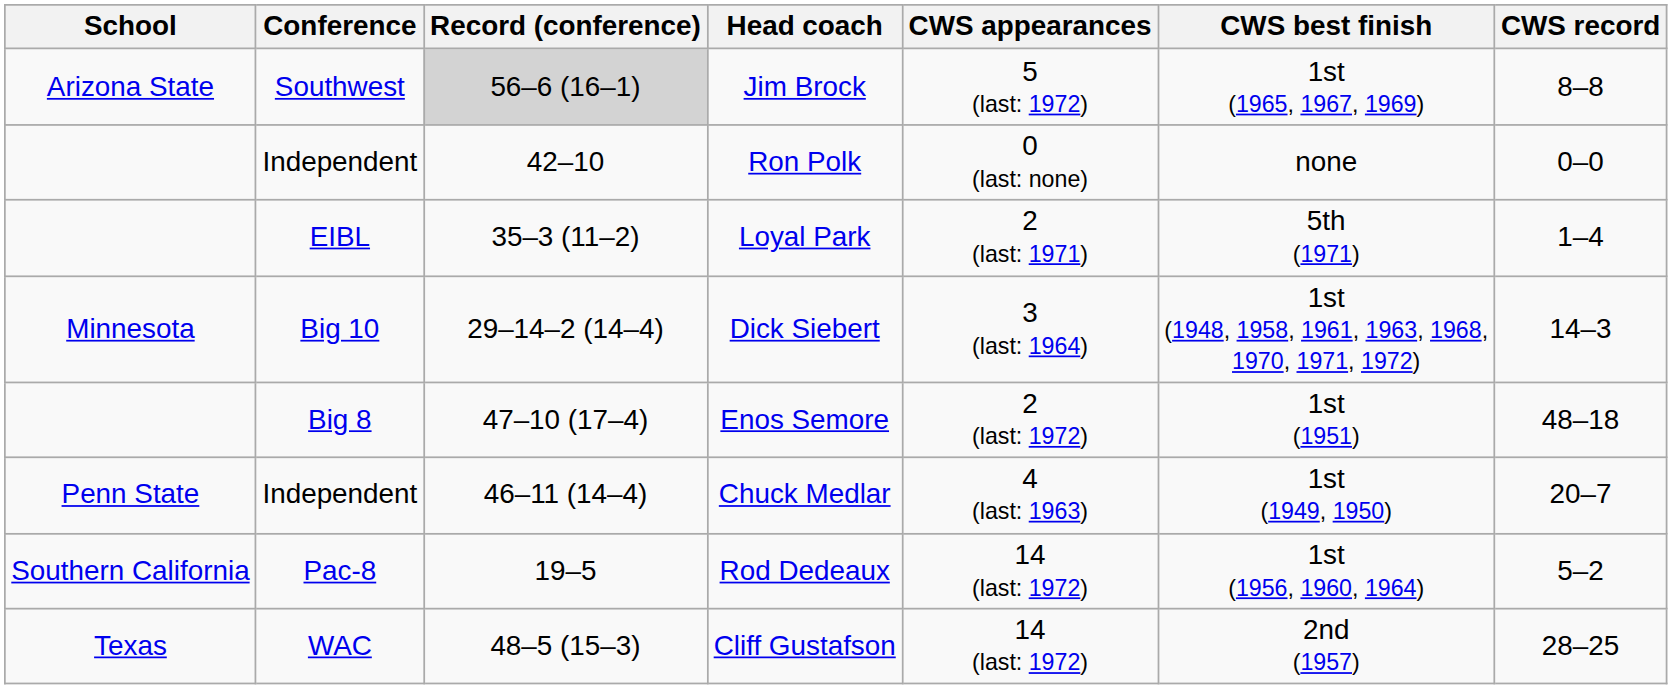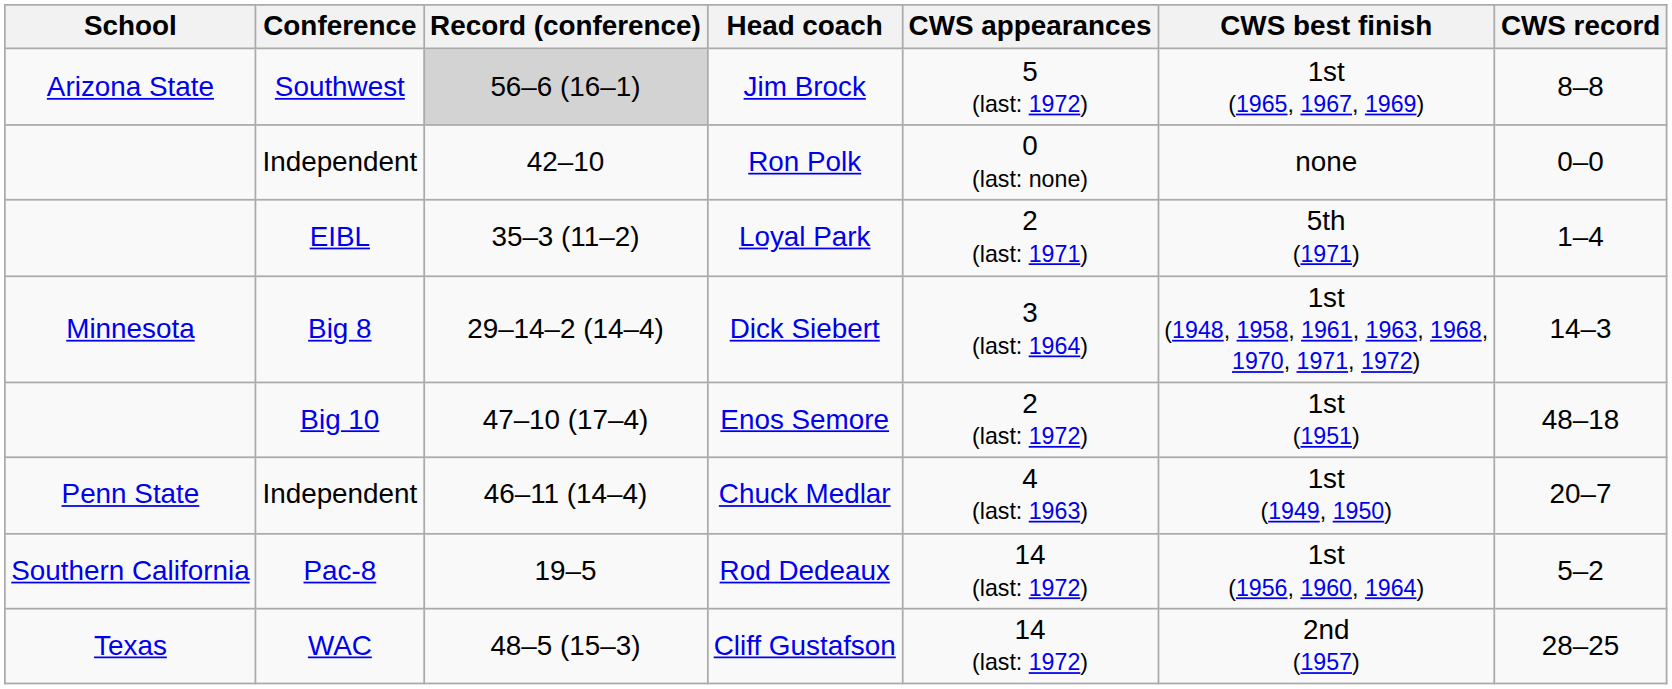(340, 328) Big 10 -> (340, 328) Big 8
(340, 419) Big 8 -> (340, 419) Big 10
